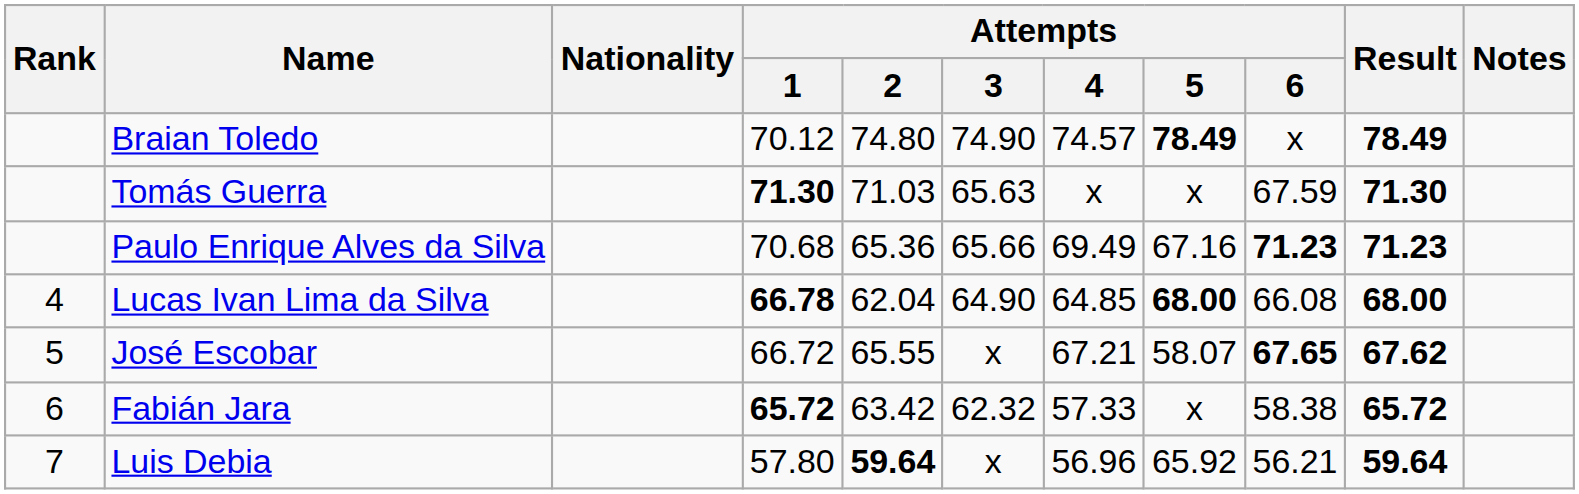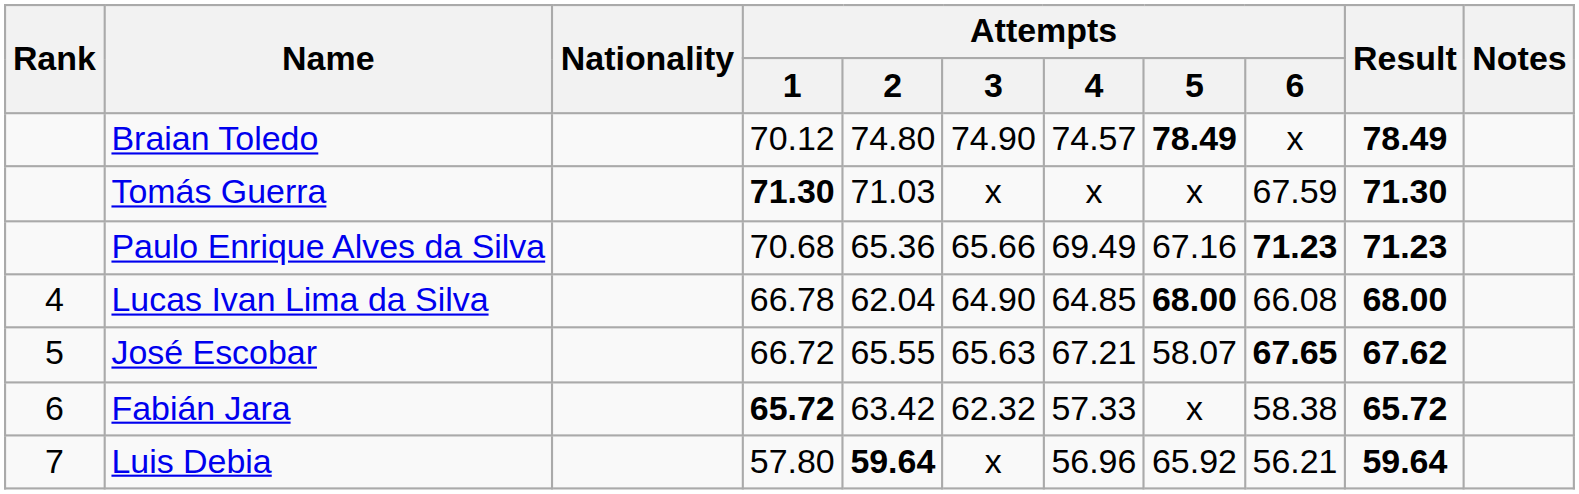(993, 192) 65.63 -> (993, 192) x
(792, 300) bold -> (792, 300) normal
(993, 354) x -> (993, 354) 65.63
